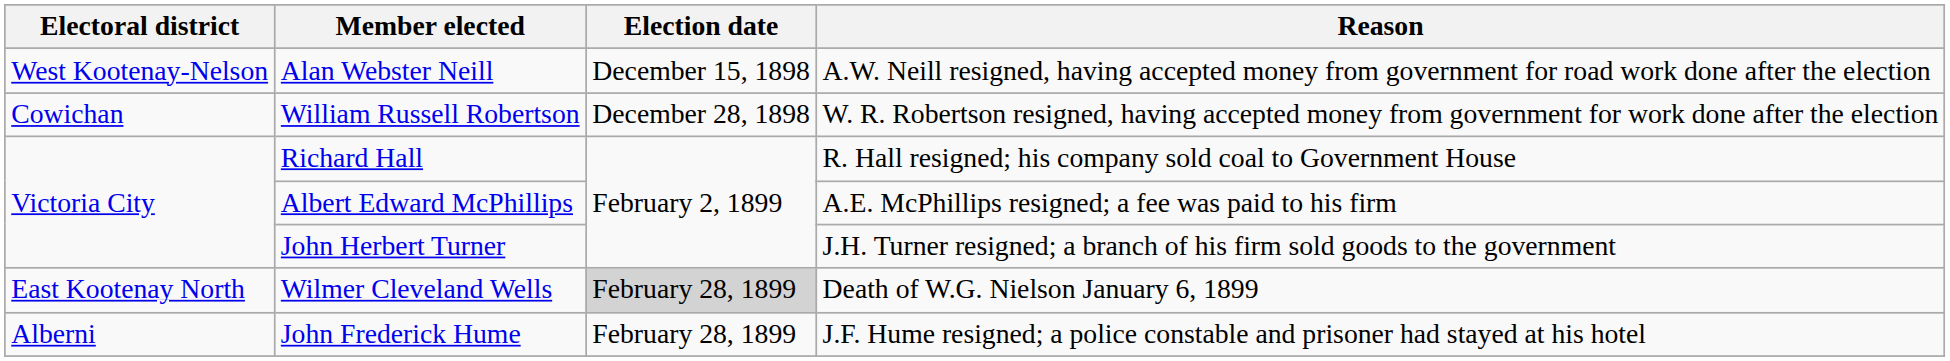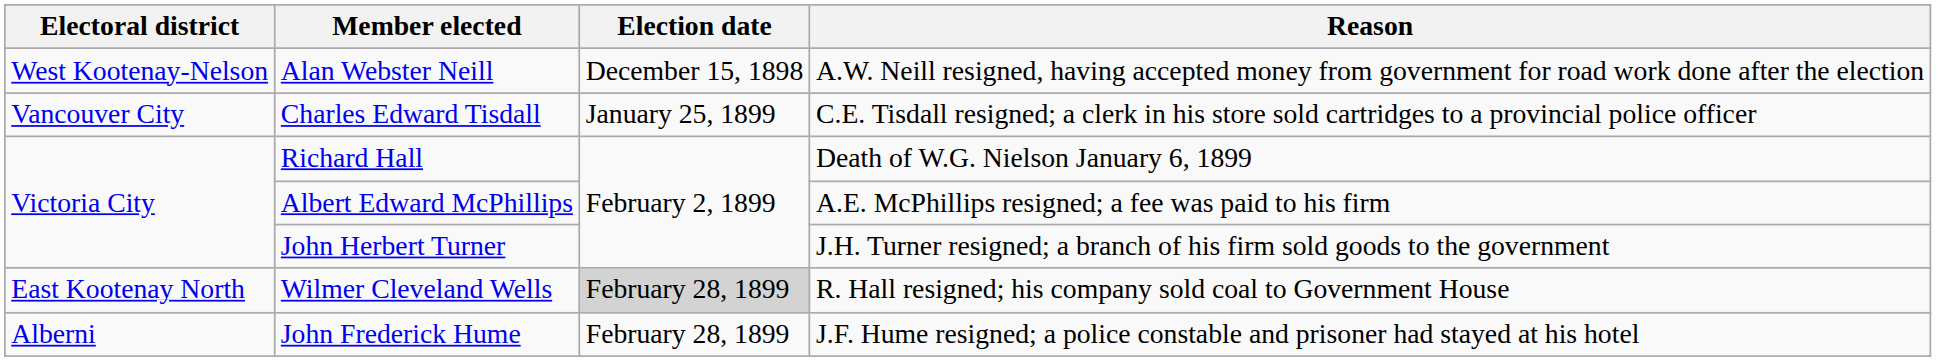- row: (430, 114)
+ row: (411, 114)
(1169, 158) R. Hall resigned; his company sold coal to Government House -> (1034, 158) Death of W.G. Nielson January 6, 1899
(1041, 289) Death of W.G. Nielson January 6, 1899 -> (1163, 289) R. Hall resigned; his company sold coal to Government House
